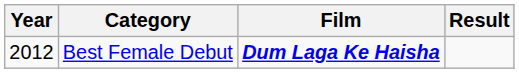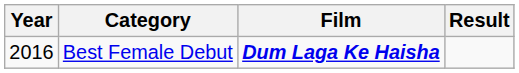(31, 52) 2012 -> (31, 52) 2016
